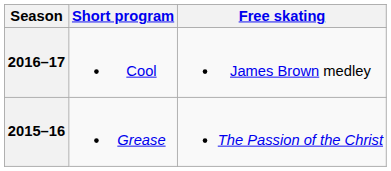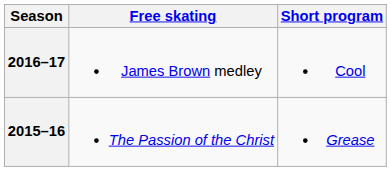columns swapped: (123, 16) <-> (282, 16)
